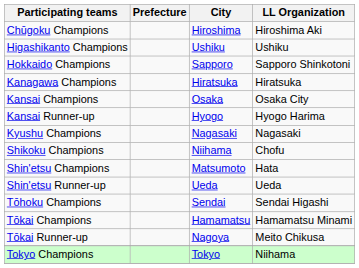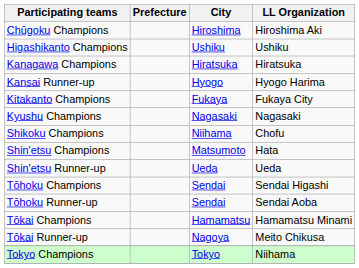- row: (59, 64)
- row: (53, 99)
+ row: (59, 99)
+ row: (52, 202)
